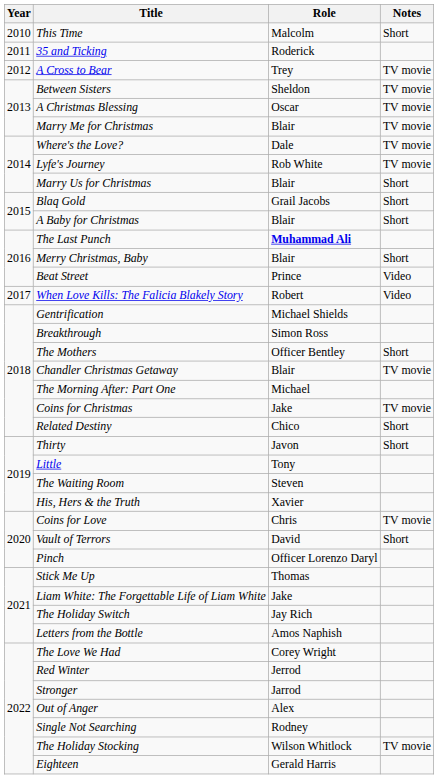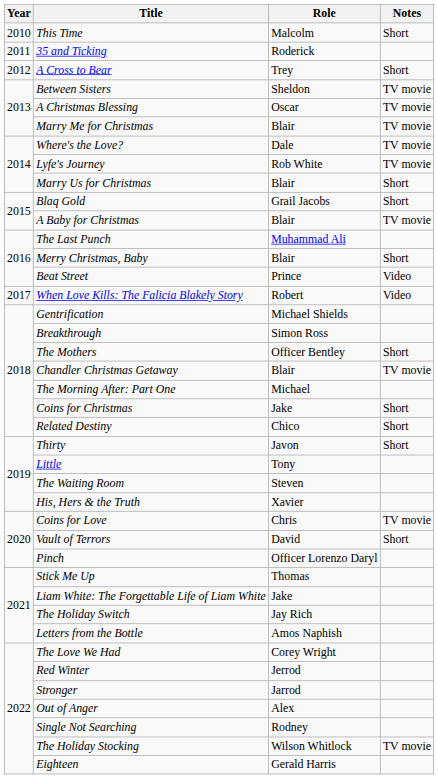(407, 70) TV movie -> (396, 70) Short
(396, 220) Short -> (407, 220) TV movie
(311, 239) bold -> (308, 239) normal
(407, 408) TV movie -> (396, 408) Short
